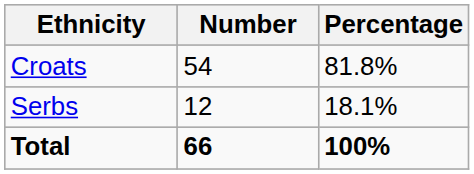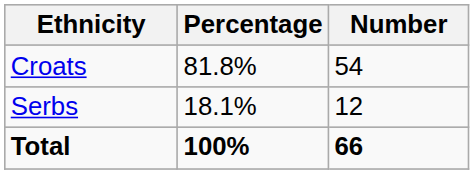columns swapped: (248, 24) <-> (394, 24)
